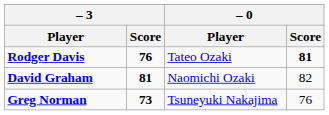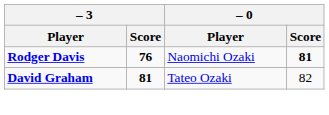(200, 57) Tateo Ozaki -> (211, 57) Naomichi Ozaki
(211, 78) Naomichi Ozaki -> (200, 78) Tateo Ozaki
- row: (47, 99)
